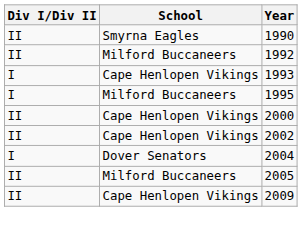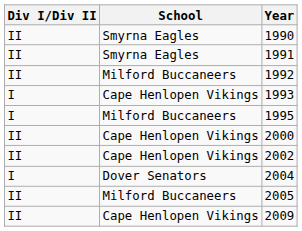+ row: (279, 55)
